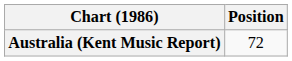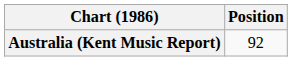(256, 42) 72 -> (256, 42) 92
